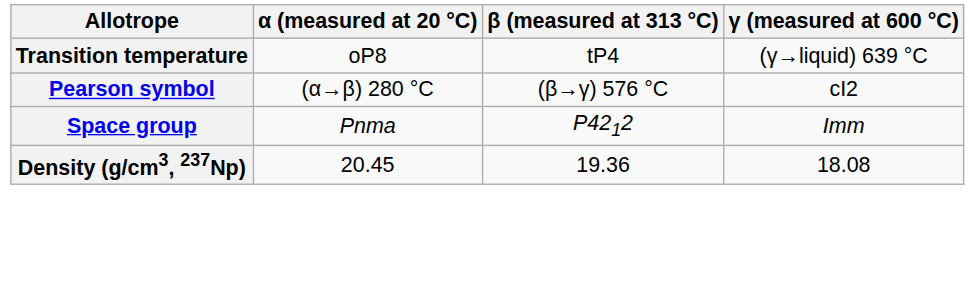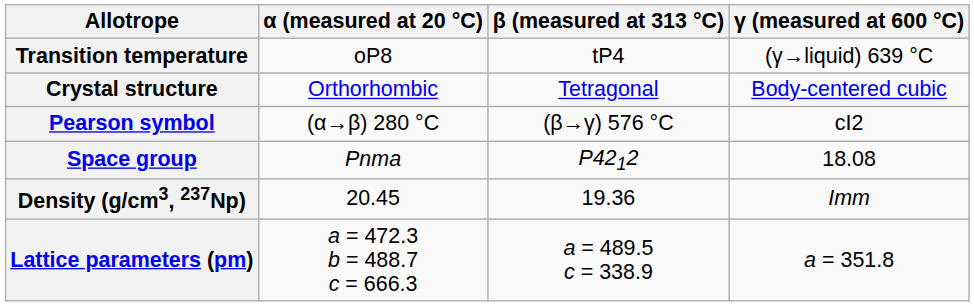+ row: (132, 89)
(844, 125) Imm -> (849, 159) 18.08
(844, 164) 18.08 -> (849, 198) Imm
+ row: (132, 259)
